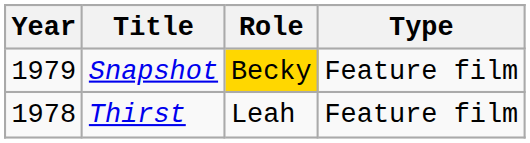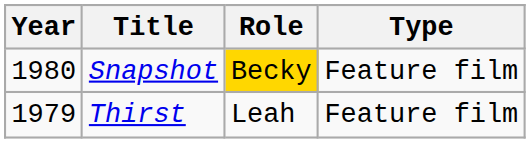(44, 71) 1979 -> (44, 71) 1980
(44, 115) 1978 -> (44, 115) 1979
